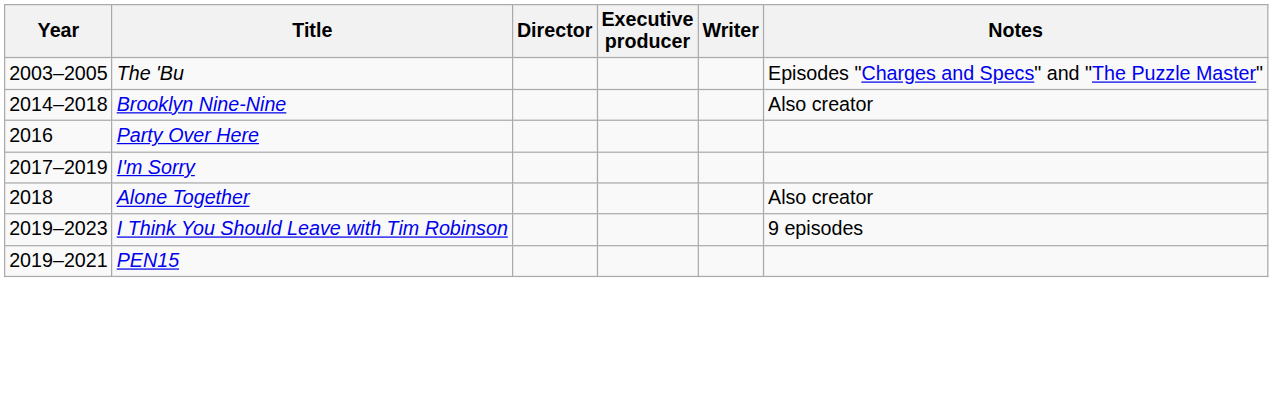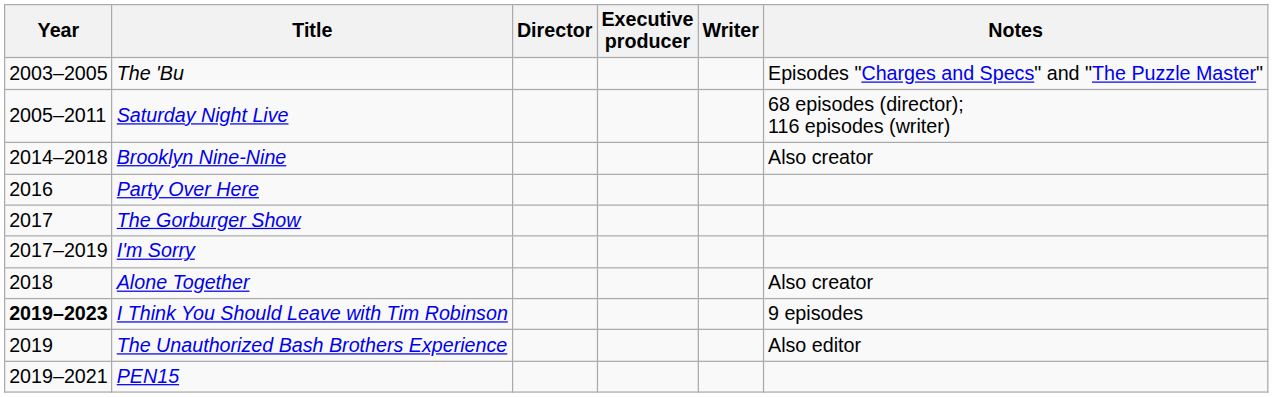+ row: (203, 115)
+ row: (209, 220)
(58, 229) normal -> (58, 314) bold
+ row: (312, 345)
